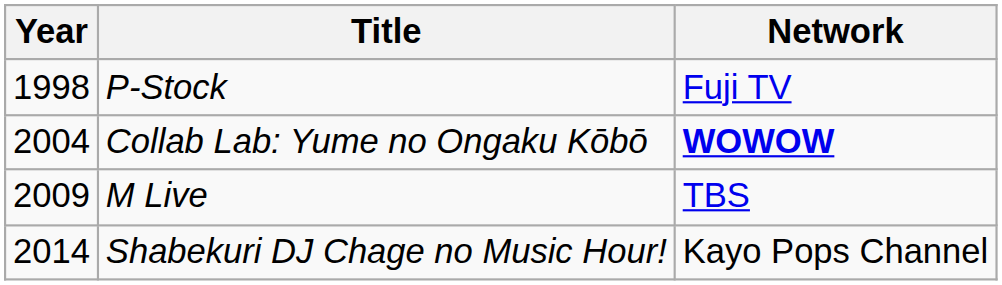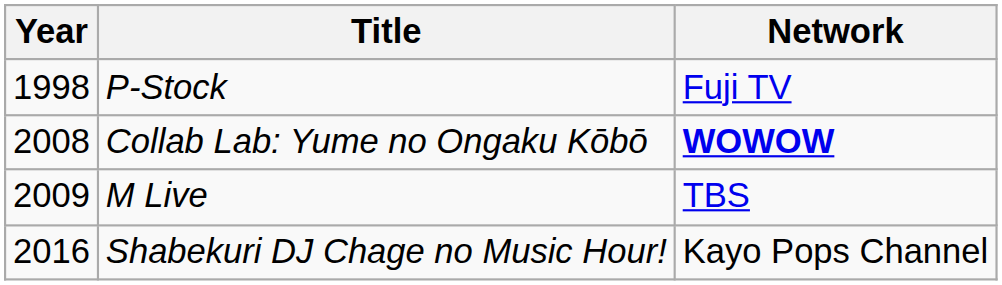(51, 141) 2004 -> (51, 141) 2008
(51, 251) 2014 -> (51, 251) 2016
